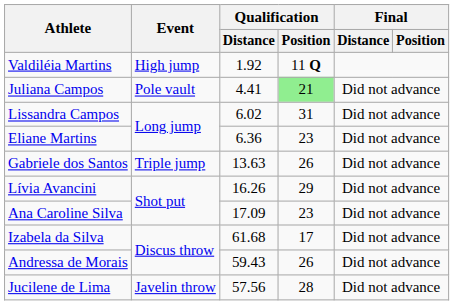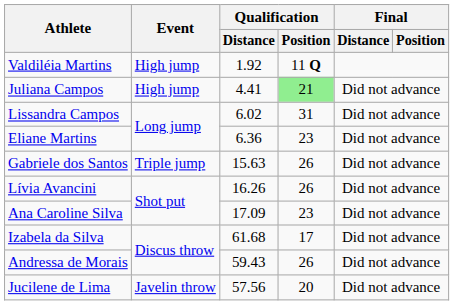(165, 90) Pole vault -> (167, 90) High jump
(249, 164) 13.63 -> (249, 164) 15.63
(306, 188) 29 -> (306, 188) 26
(306, 287) 28 -> (306, 287) 20
